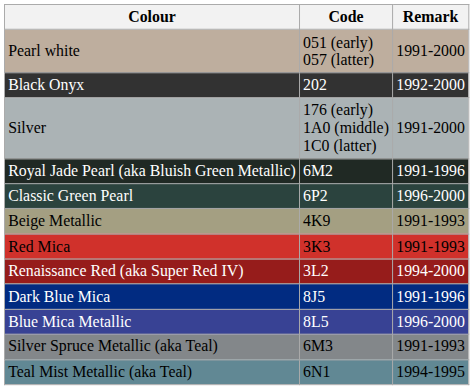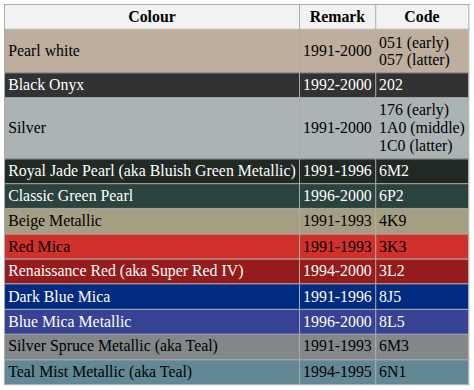columns swapped: (346, 17) <-> (431, 17)
